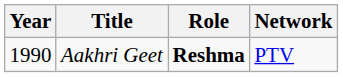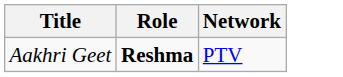- column: (30, 21)
